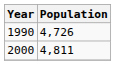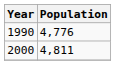(57, 32) 4,726 -> (57, 32) 4,776
